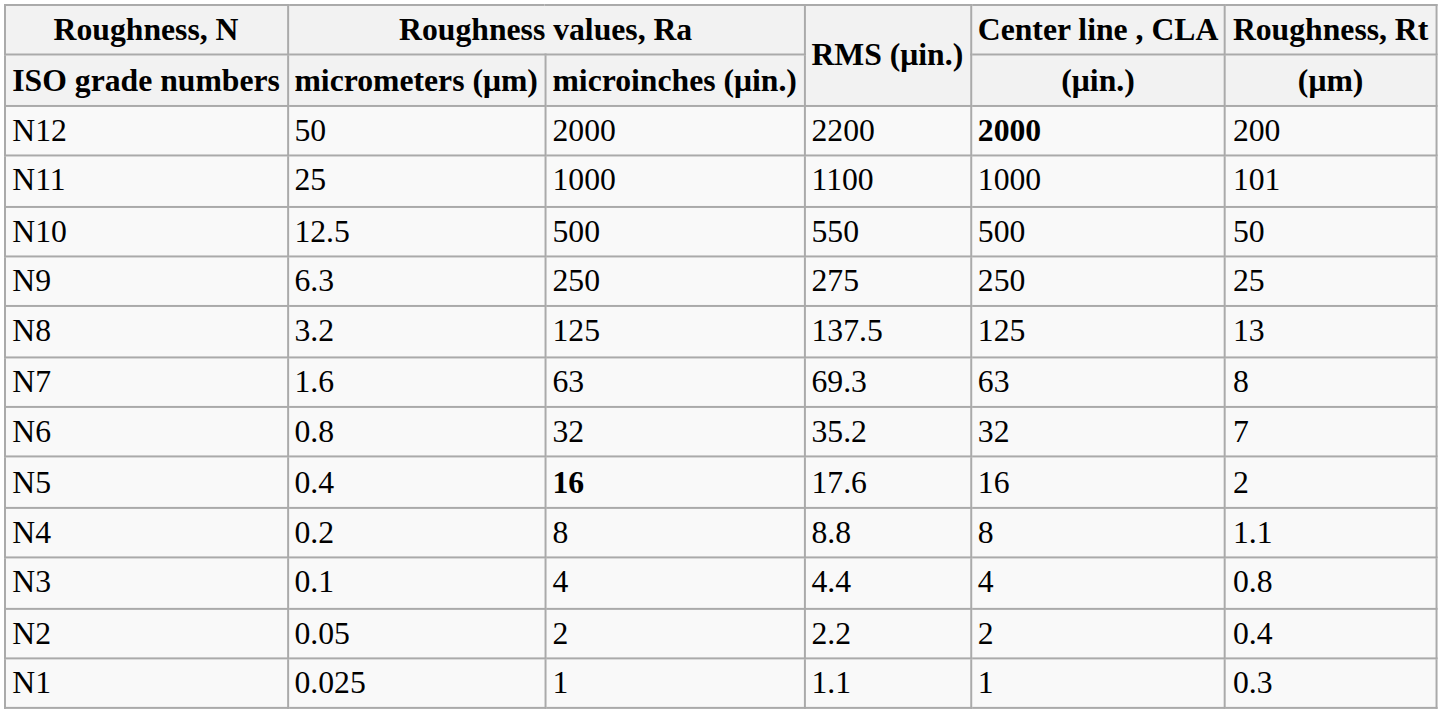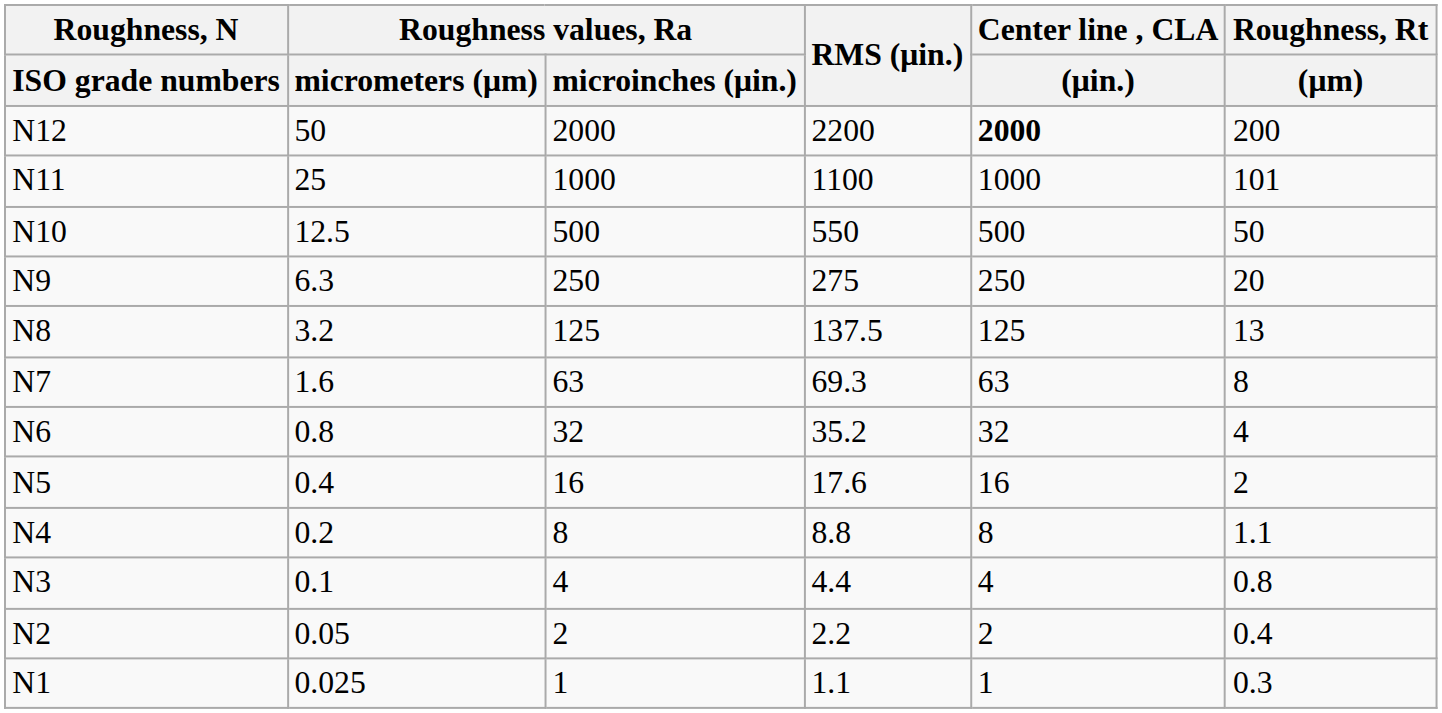(1249, 280) 25 -> (1249, 280) 20
(1241, 431) 7 -> (1241, 431) 4
(568, 481) bold -> (568, 481) normal
